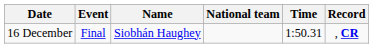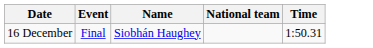- column: (347, 14)
